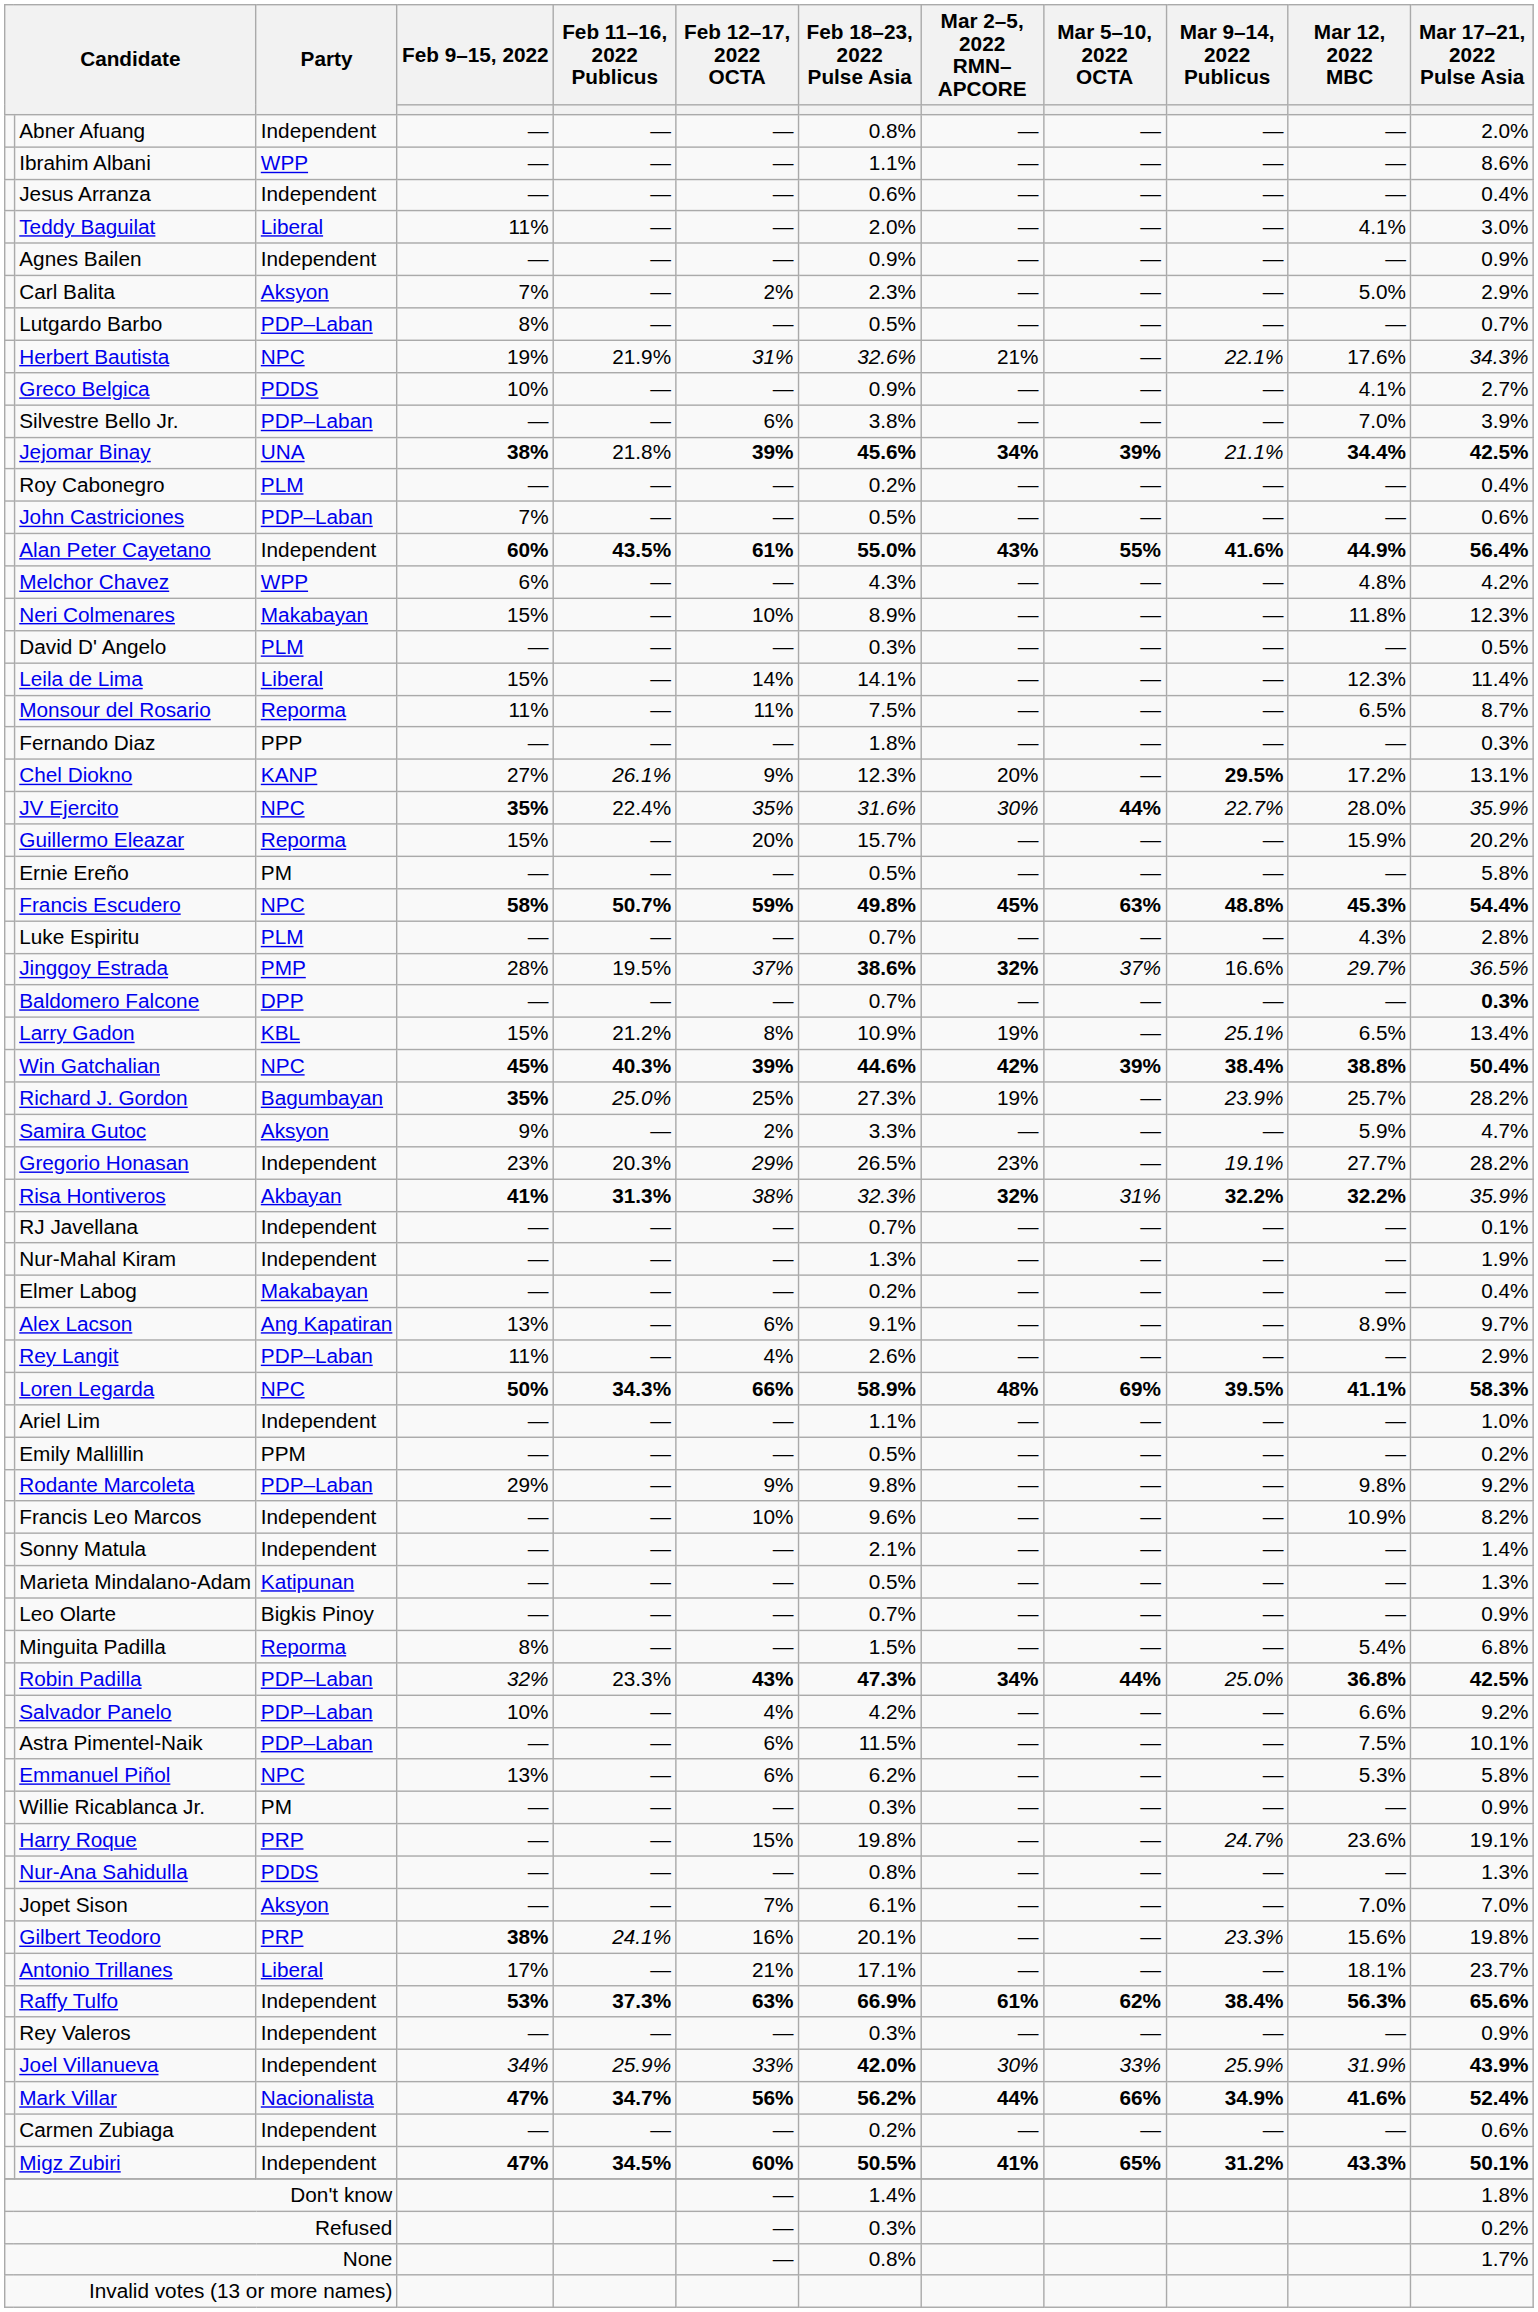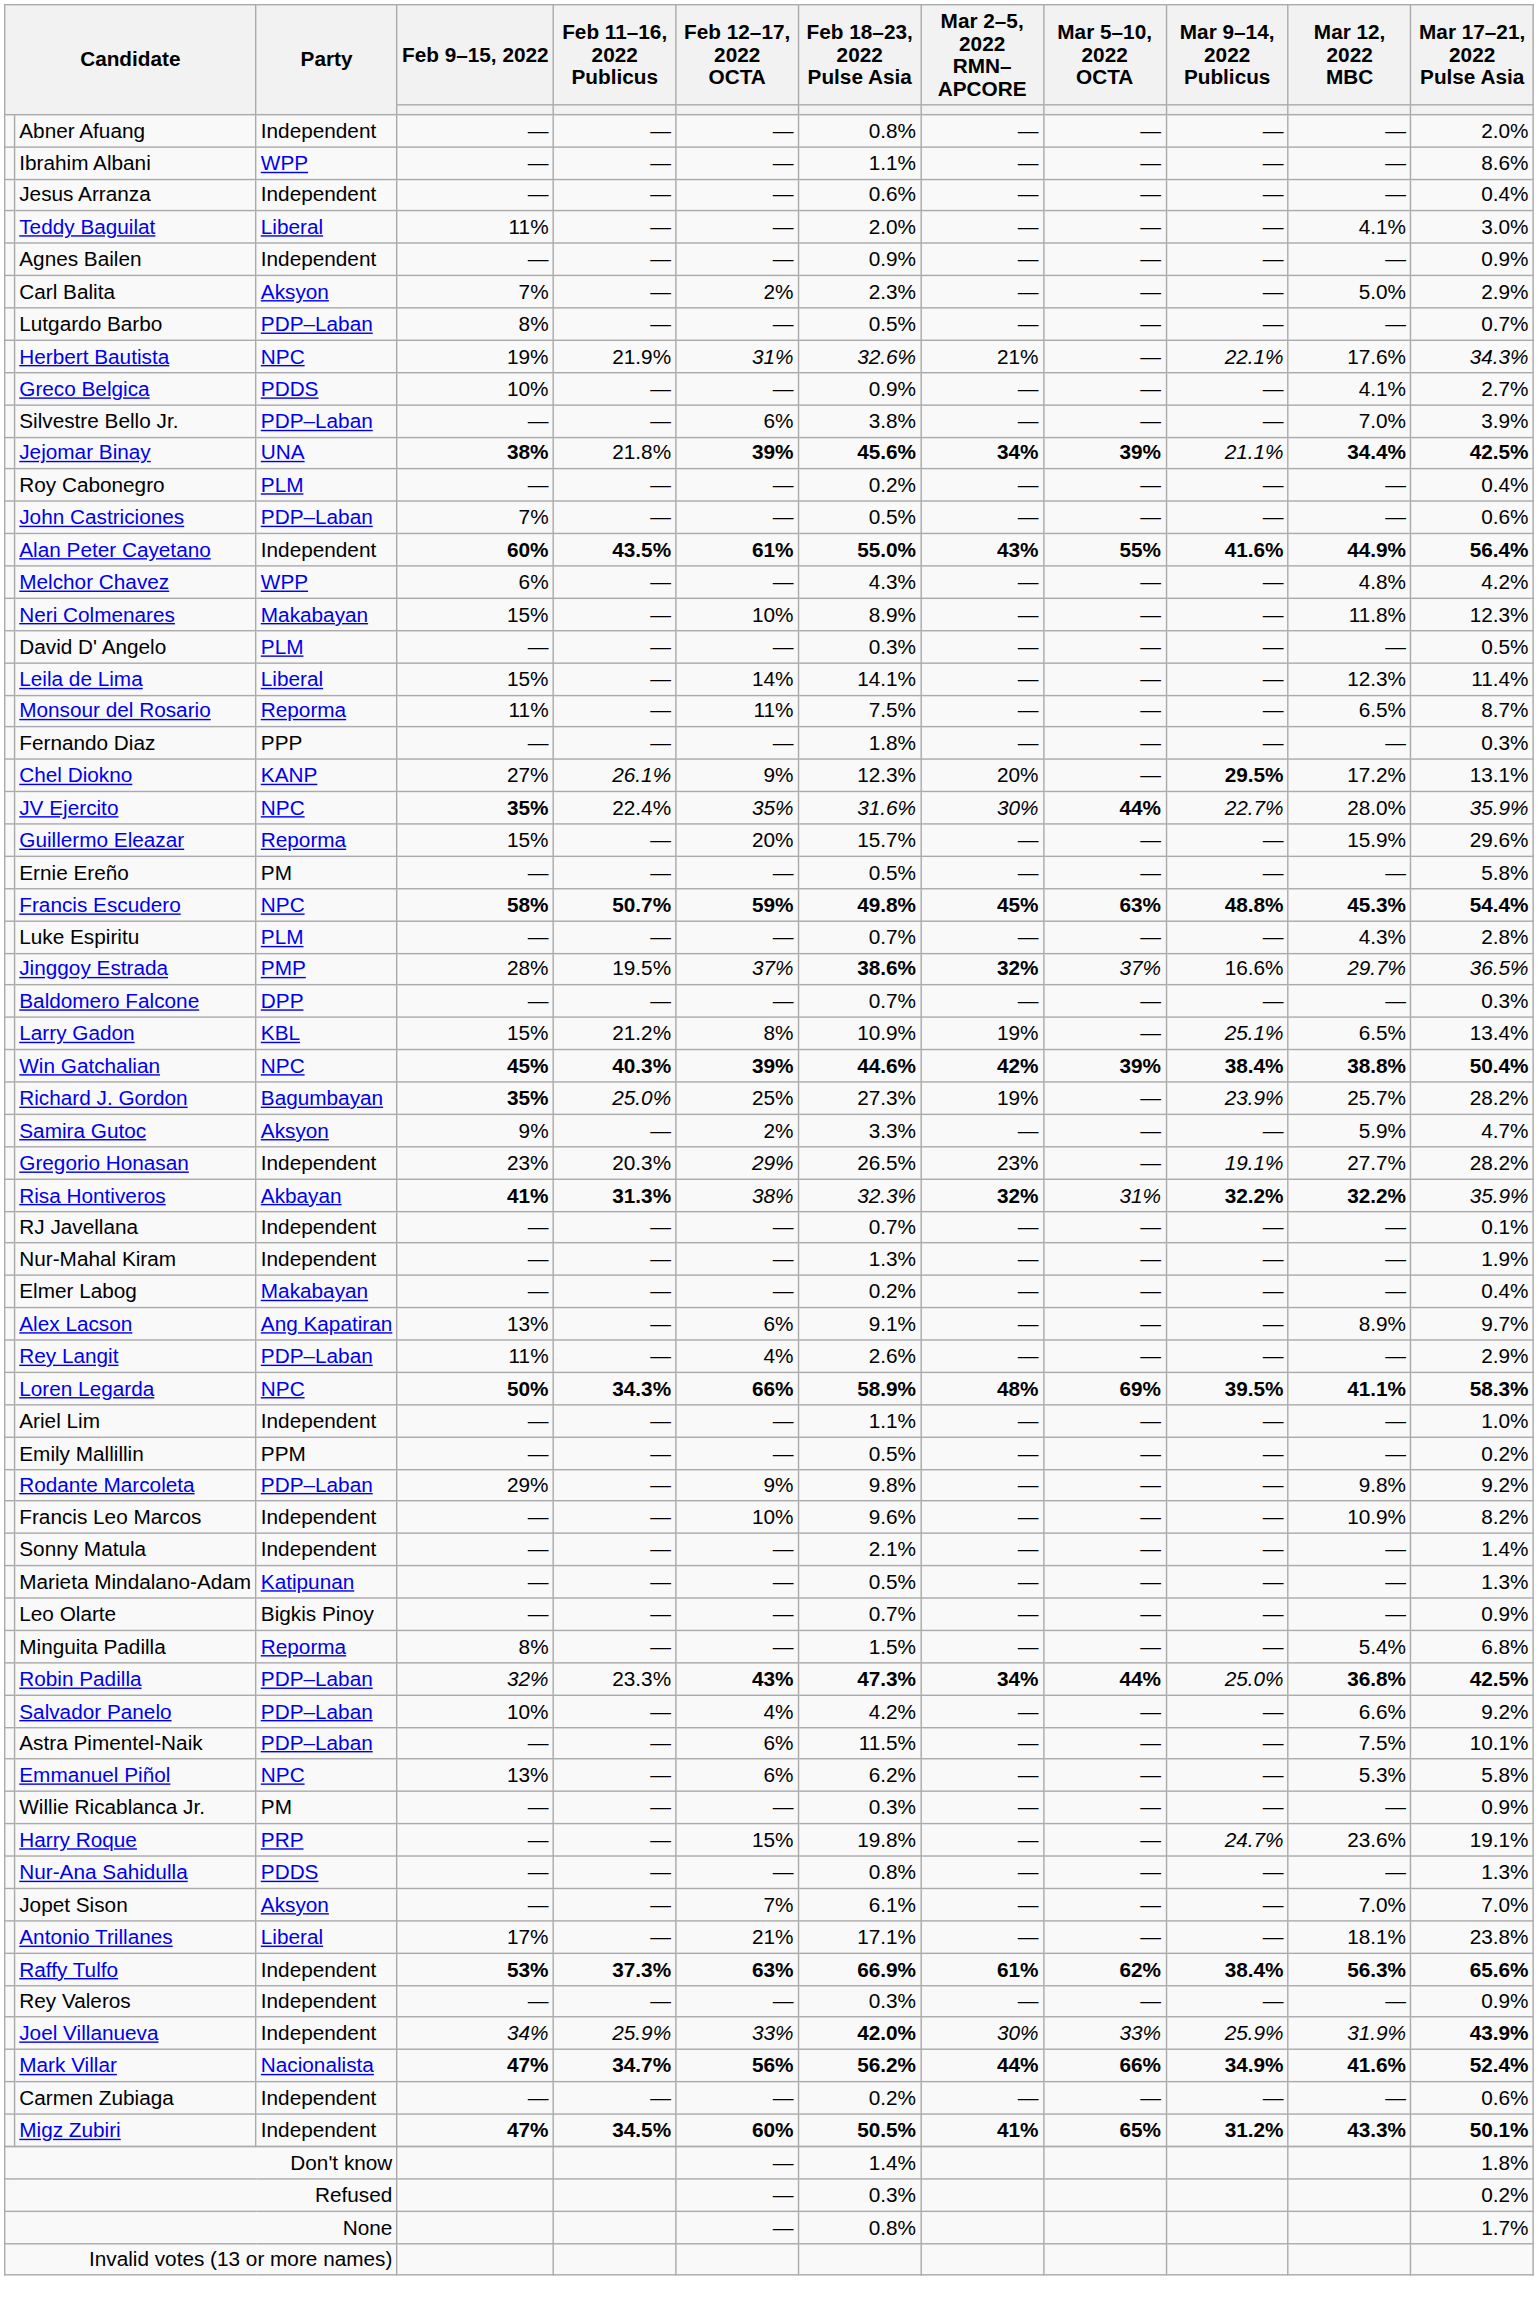(1499, 840) 20.2% -> (1499, 840) 29.6%
(1505, 1001) bold -> (1505, 1001) normal
- row: (90, 1936)
(1499, 1969) 23.7% -> (1499, 1936) 23.8%
